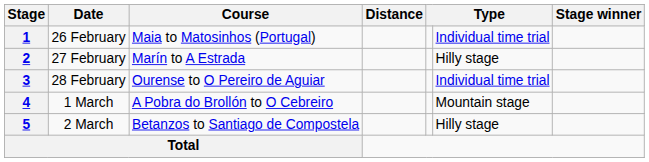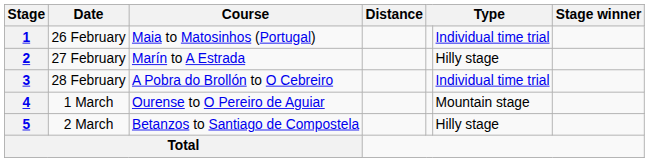(228, 80) Ourense to O Pereiro de Aguiar -> (233, 80) A Pobra do Brollón to O Cebreiro
(233, 102) A Pobra do Brollón to O Cebreiro -> (228, 102) Ourense to O Pereiro de Aguiar
